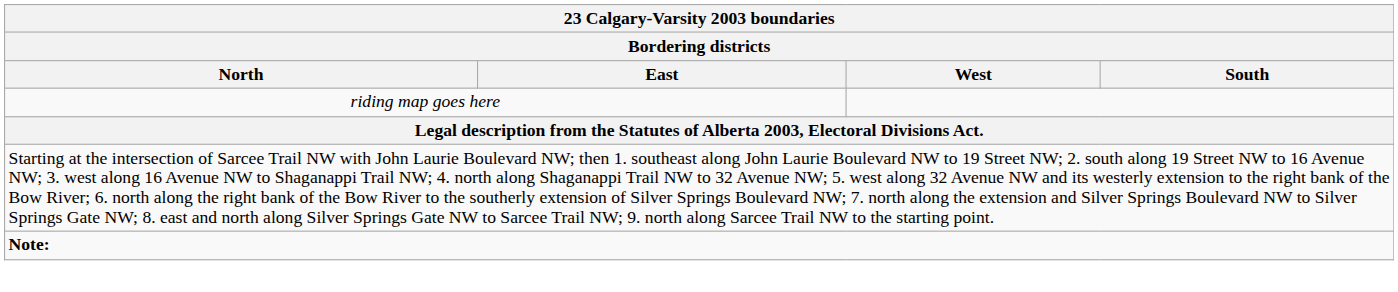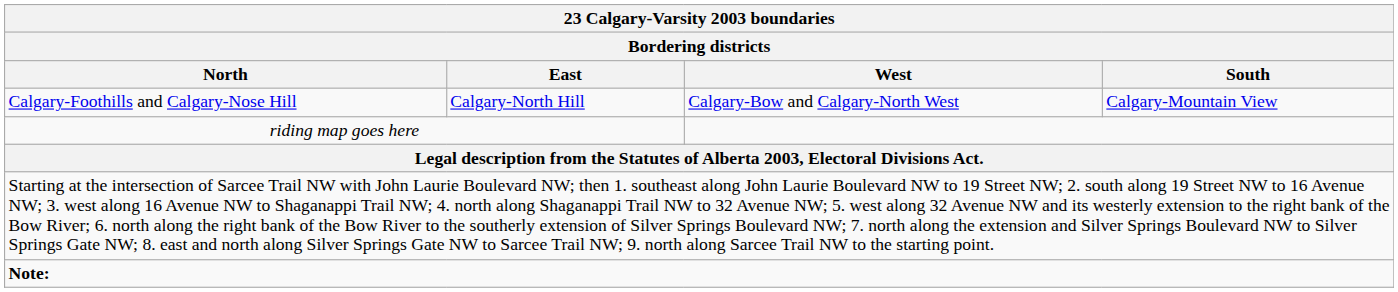+ row: (153, 102)
